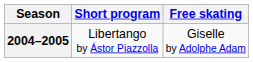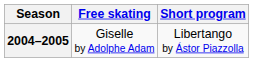columns swapped: (117, 14) <-> (206, 14)
